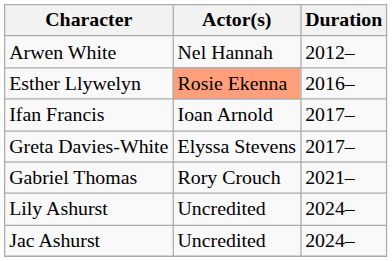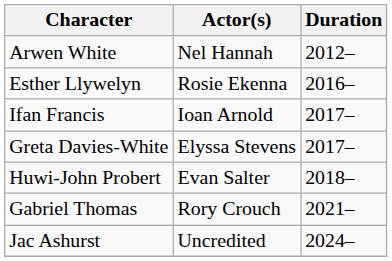(232, 83) lightsalmon background -> (232, 83) no background
+ row: (85, 177)
- row: (59, 209)
